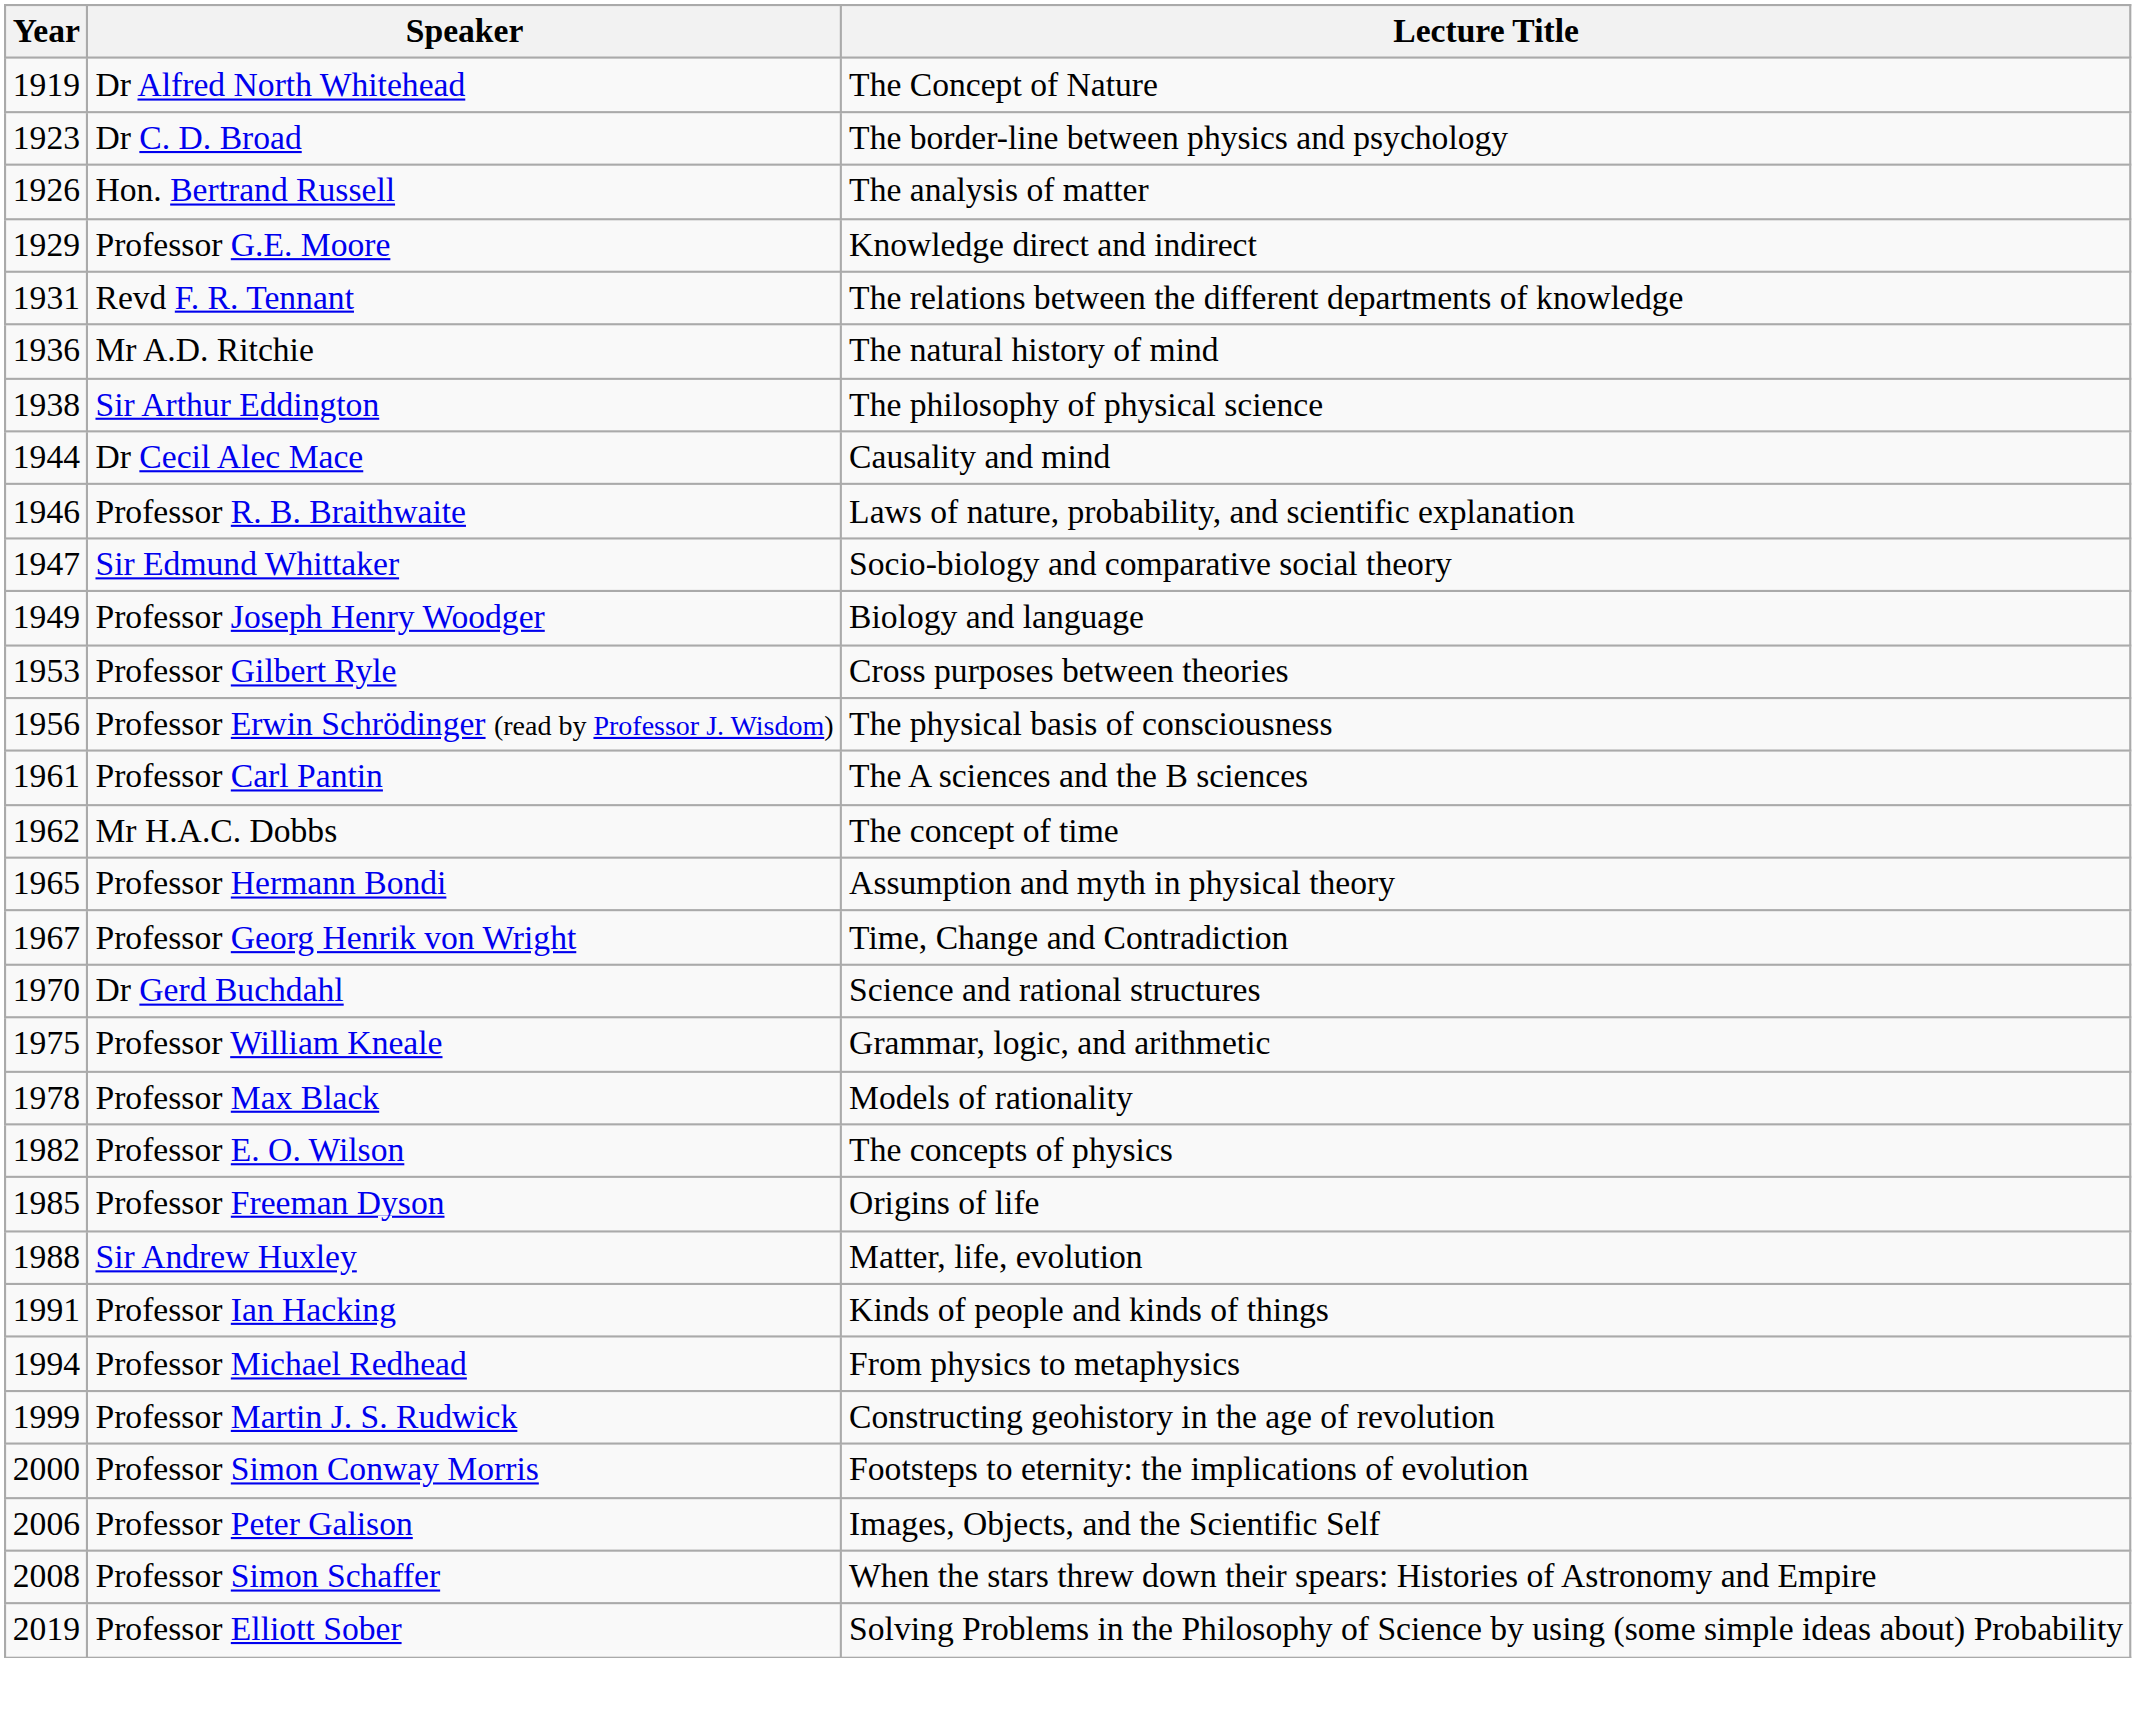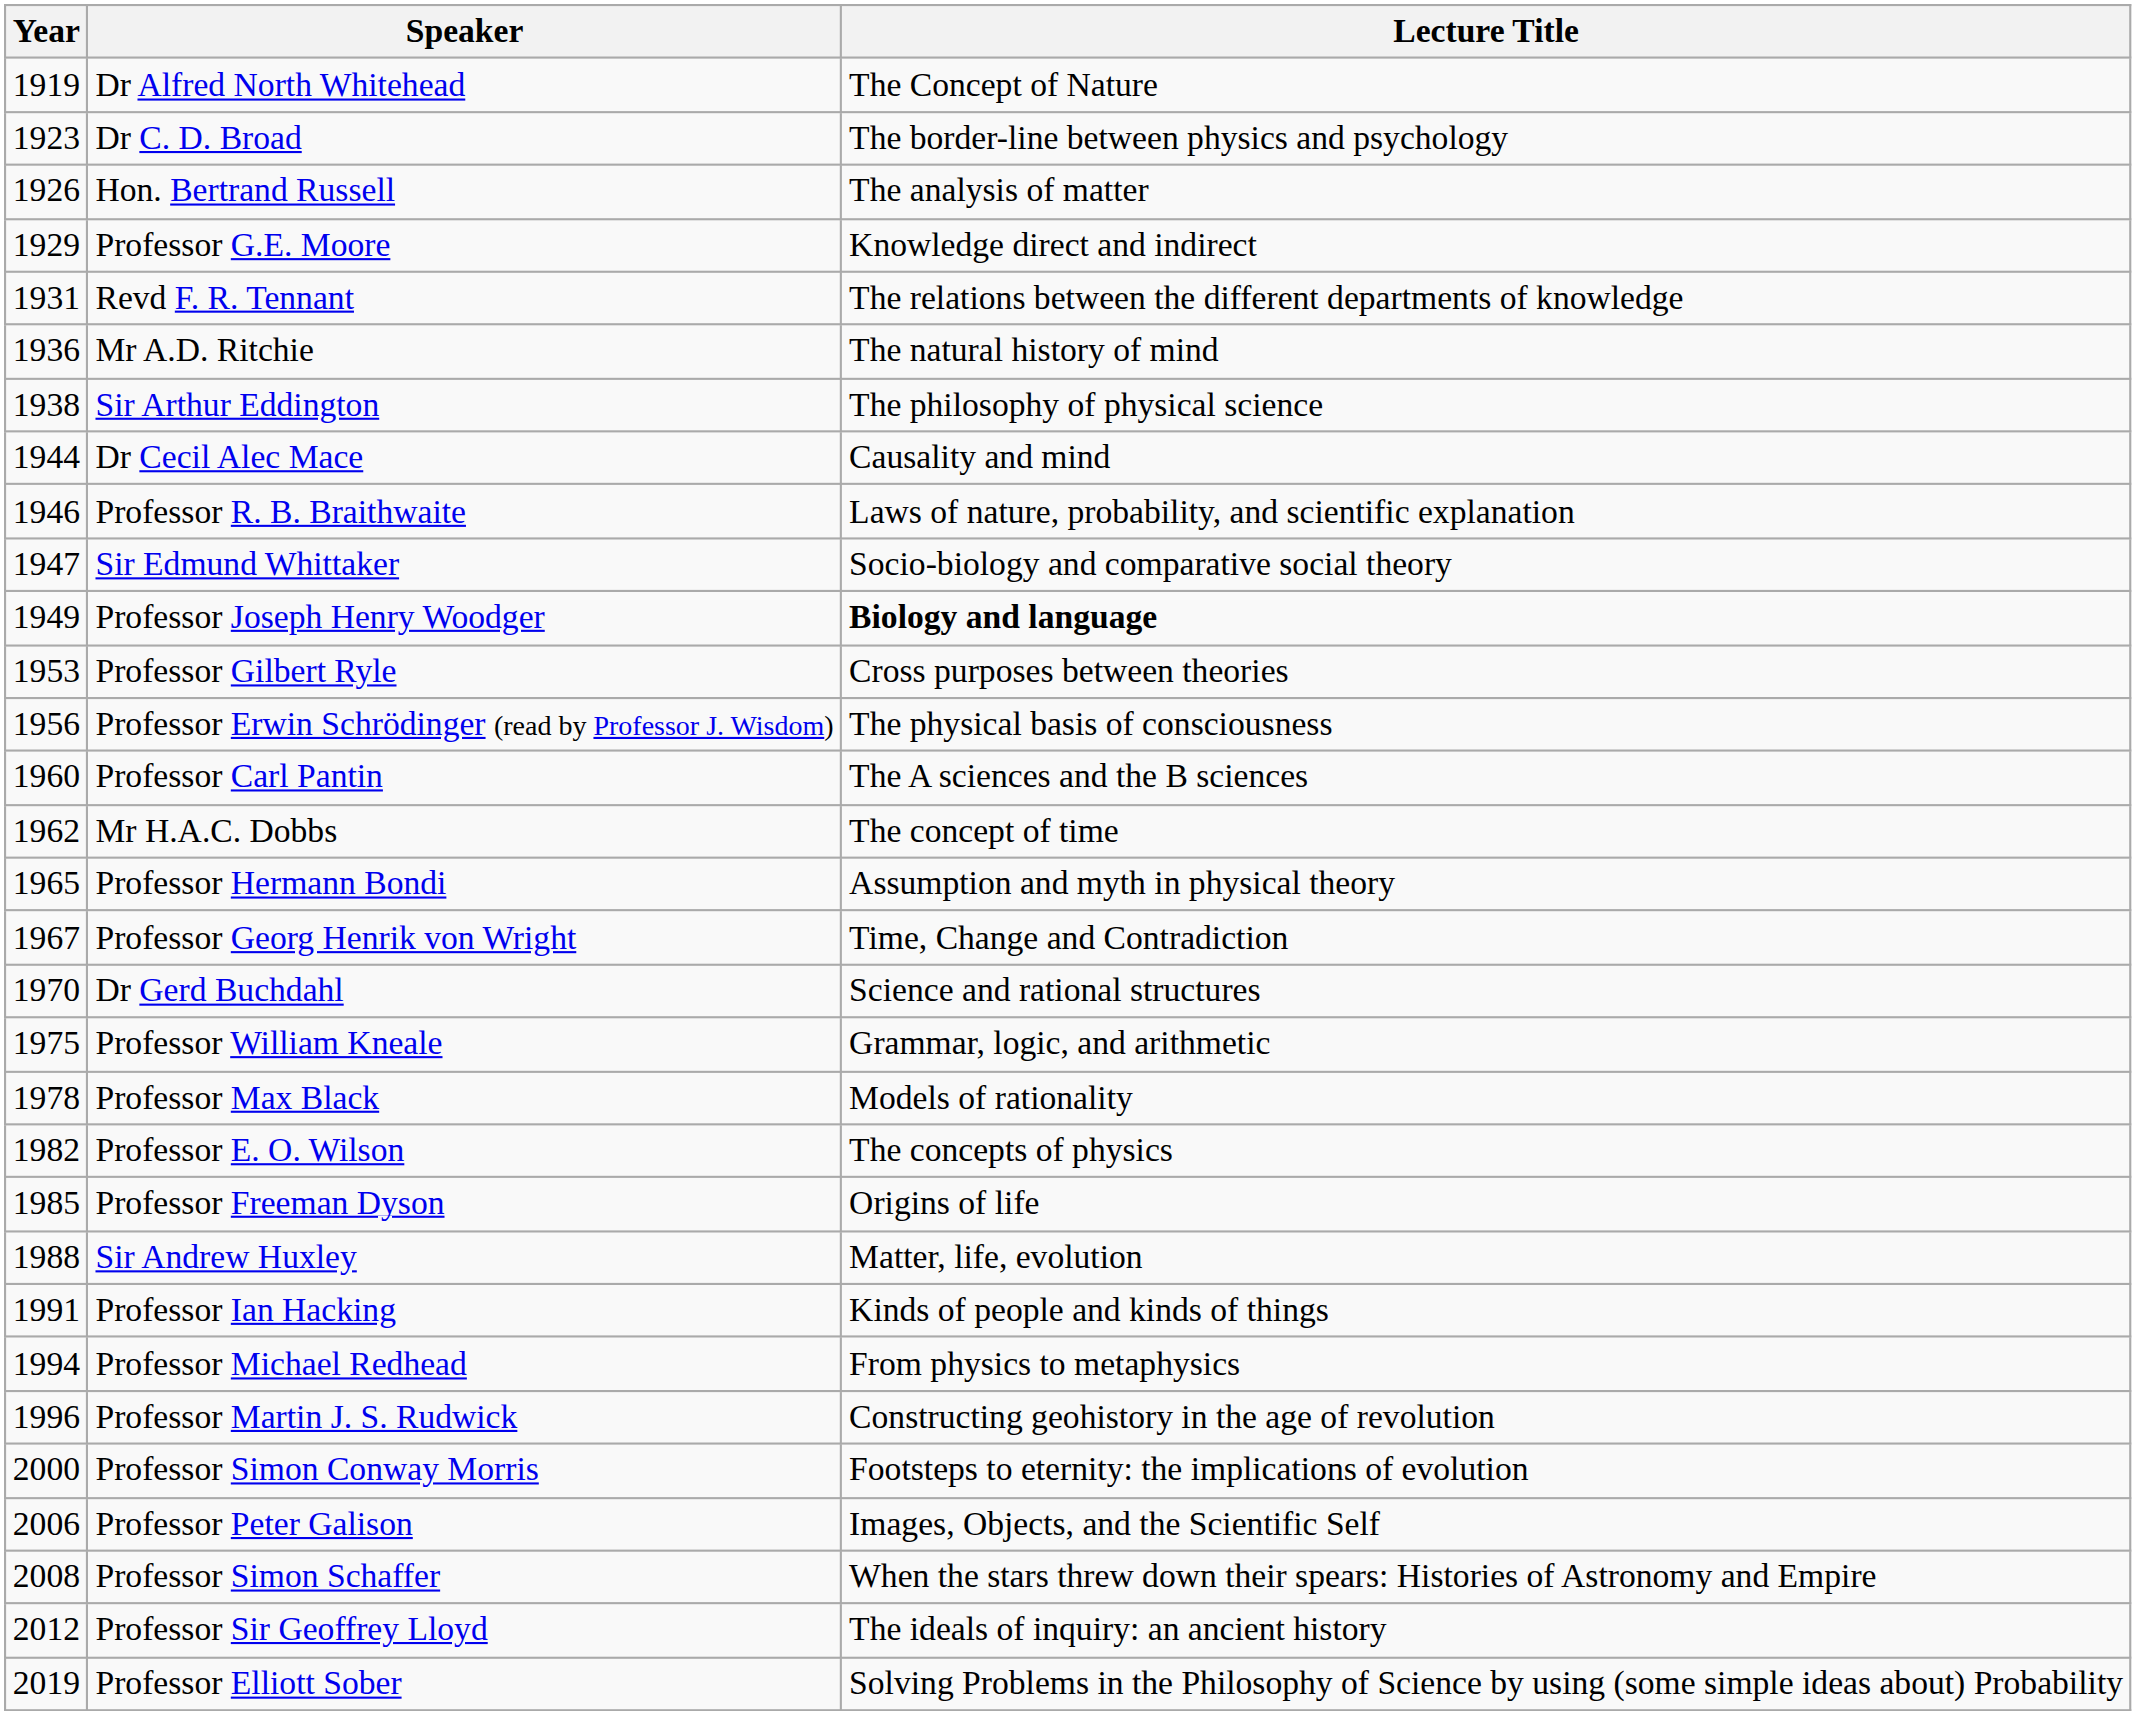(997, 617) normal -> (1003, 617) bold
(46, 777) 1961 -> (46, 777) 1960
(46, 1416) 1999 -> (46, 1416) 1996
+ row: (292, 1629)
